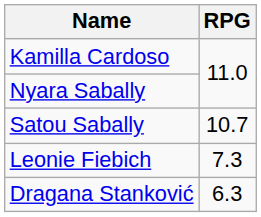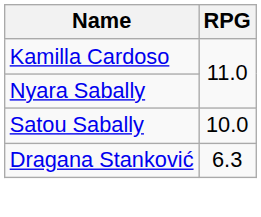(227, 125) 10.7 -> (227, 125) 10.0
- row: (80, 159)
